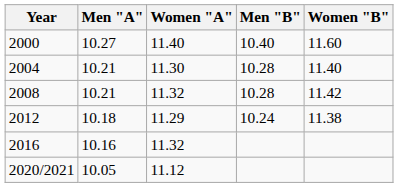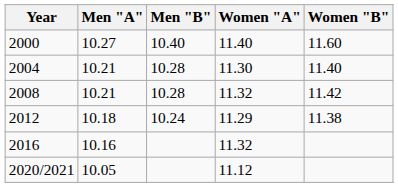columns swapped: (270, 17) <-> (192, 17)
